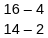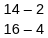rows swapped: (24, 9) <-> (24, 29)
